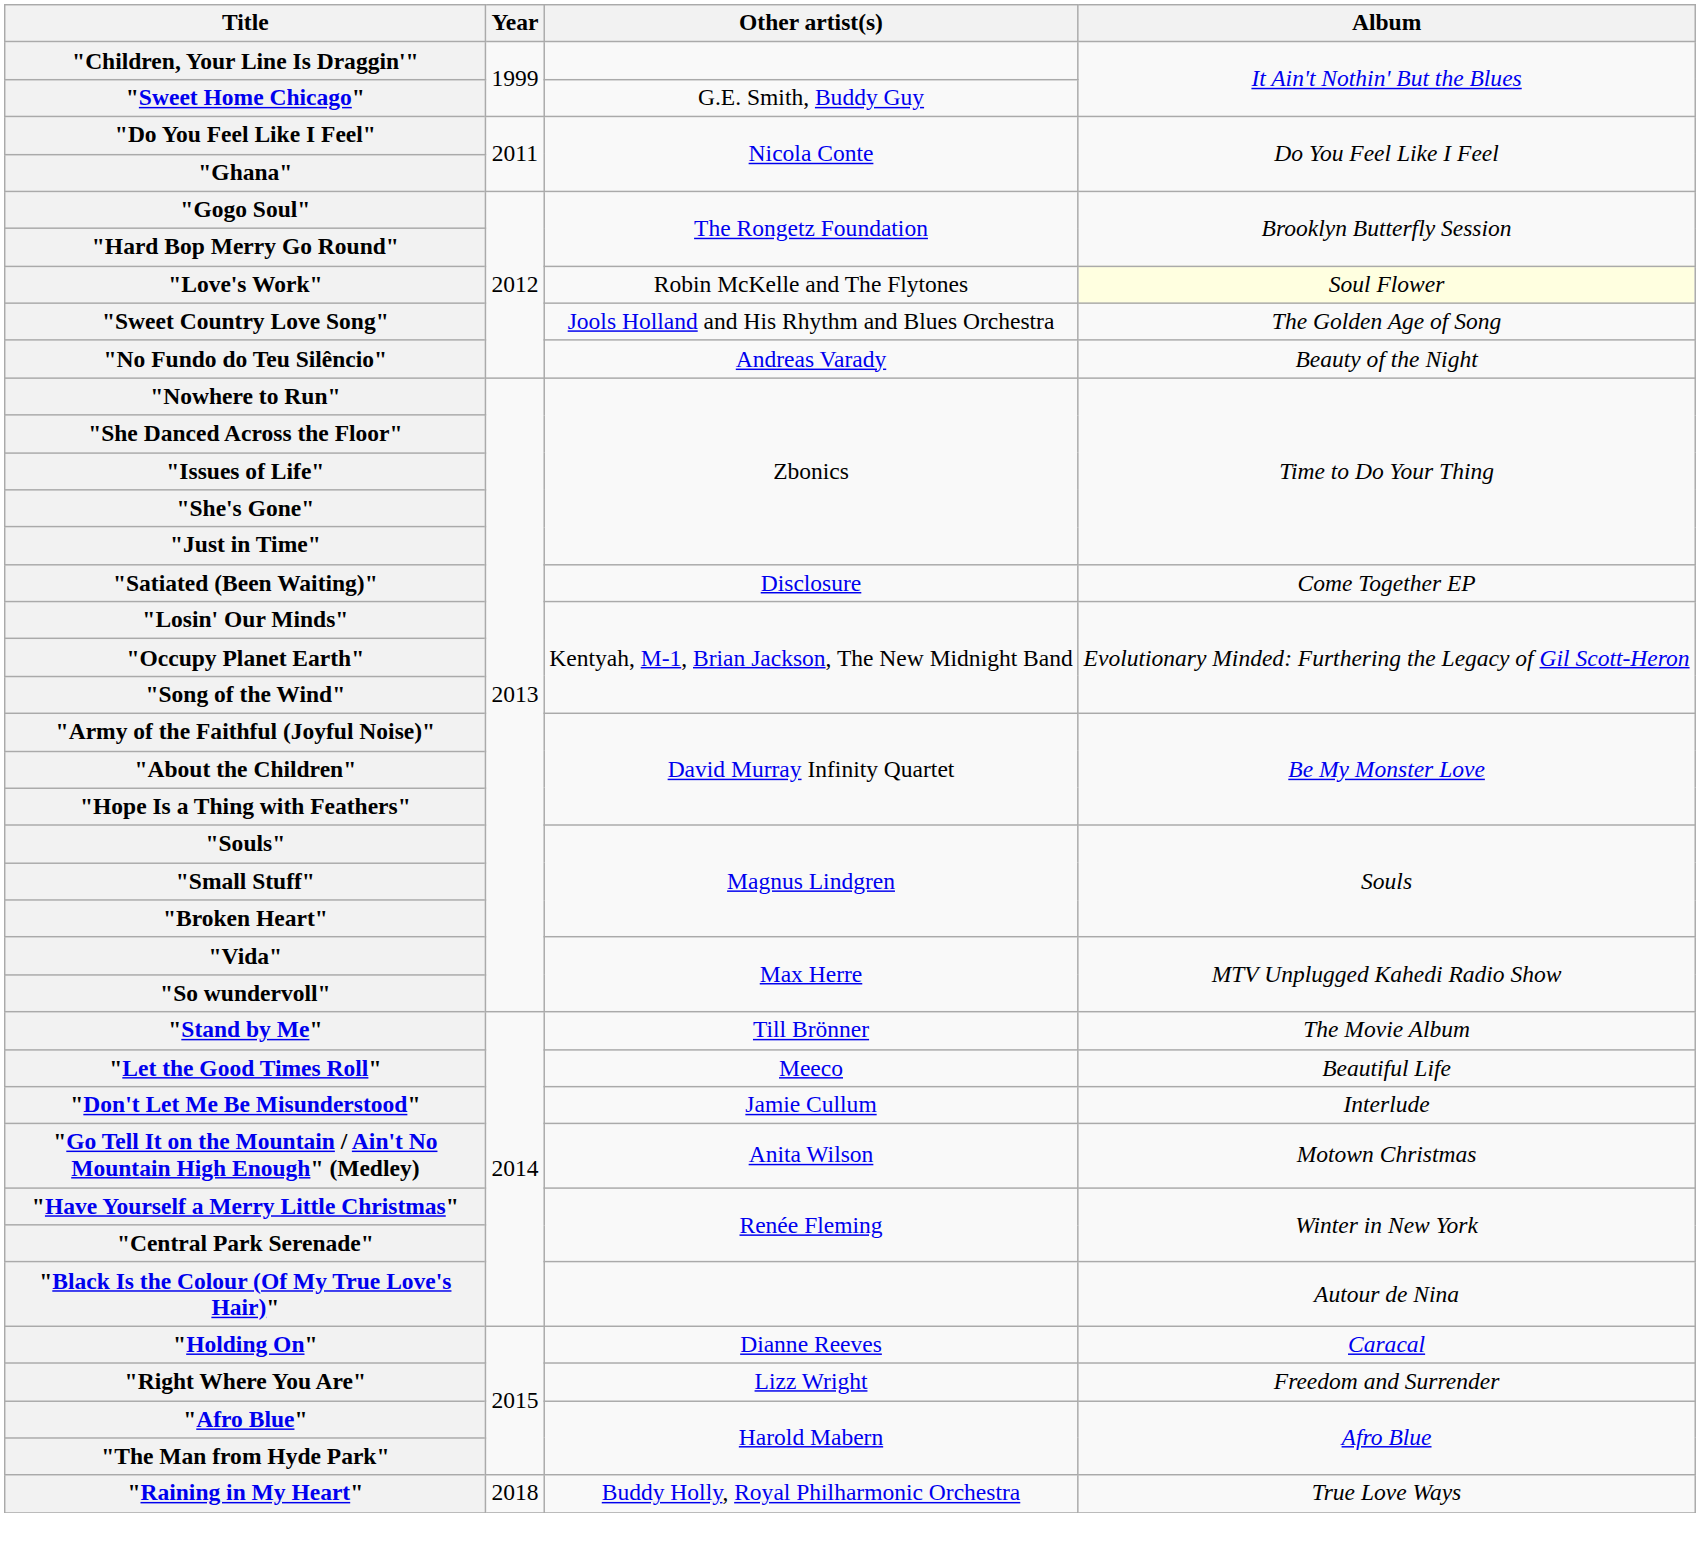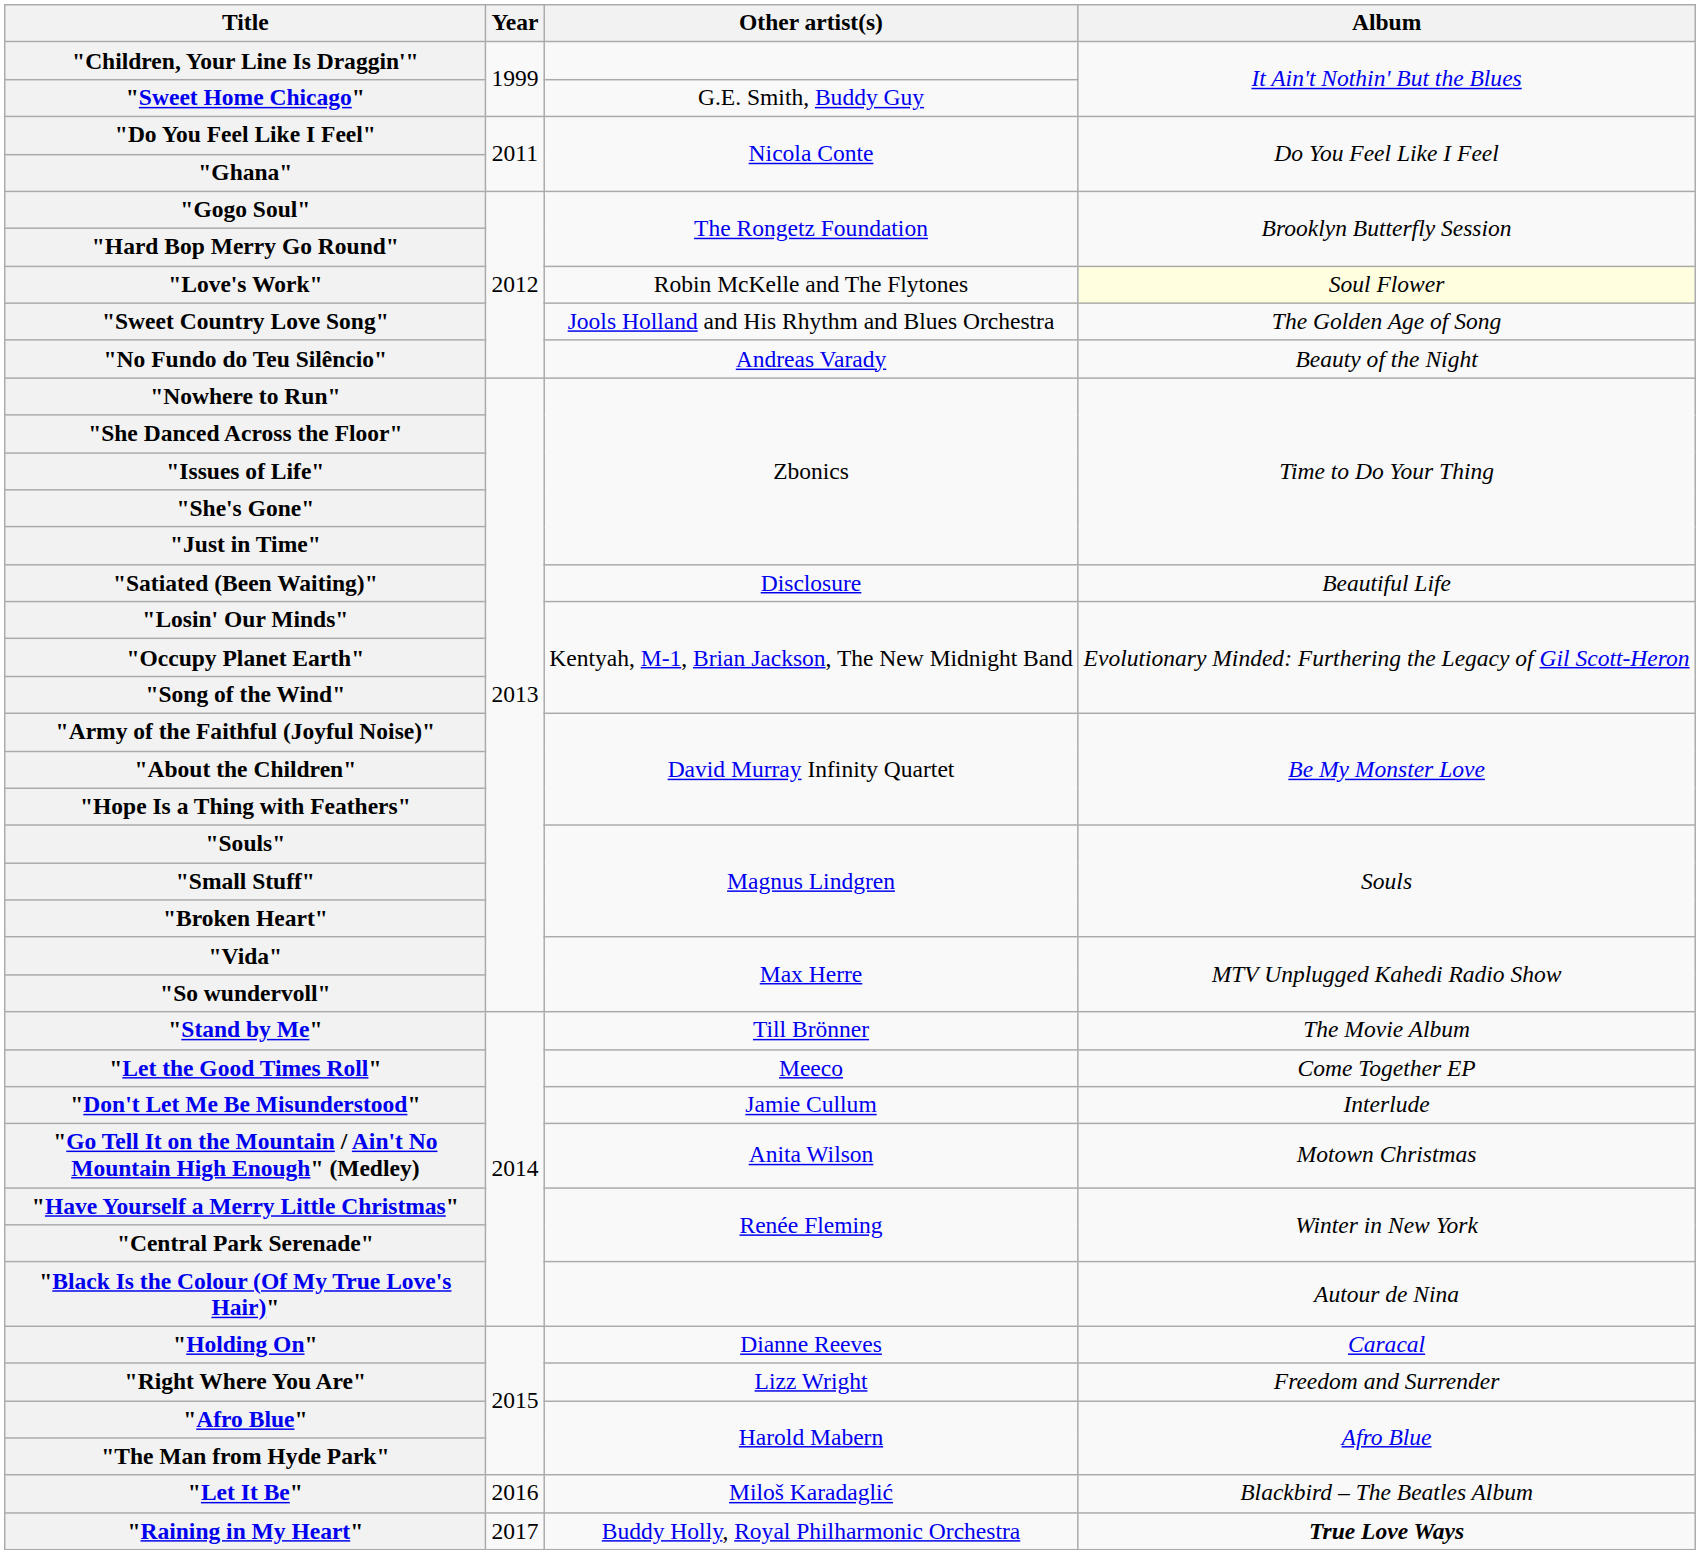(1387, 582) Come Together EP -> (1387, 582) Beautiful Life
(1387, 1067) Beautiful Life -> (1387, 1067) Come Together EP
+ row: (245, 1493)
(515, 1493) 2018 -> (515, 1530) 2017
(1387, 1493) normal -> (1387, 1530) bold
